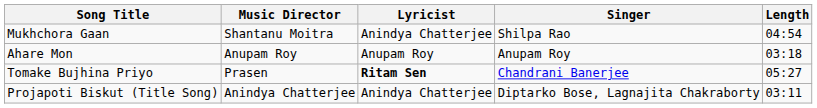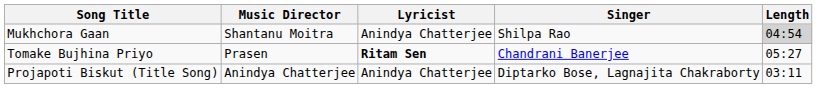(784, 34) no background -> (784, 34) lightgrey background
- row: (40, 54)
